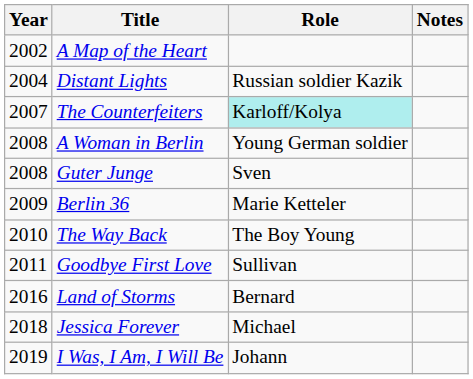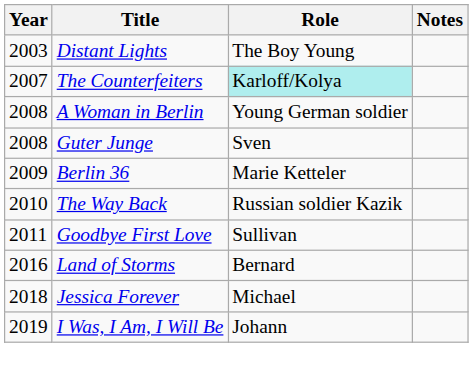- row: (132, 50)
(28, 81) 2004 -> (28, 50) 2003
(317, 81) Russian soldier Kazik -> (293, 50) The Boy Young
(293, 234) The Boy Young -> (317, 204) Russian soldier Kazik
